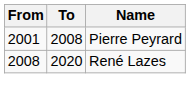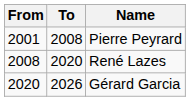+ row: (135, 84)
